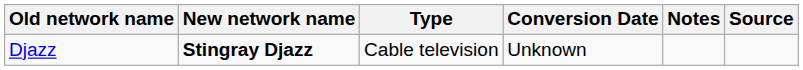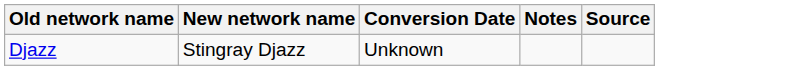- column: (431, 19)
(248, 49) bold -> (244, 49) normal
